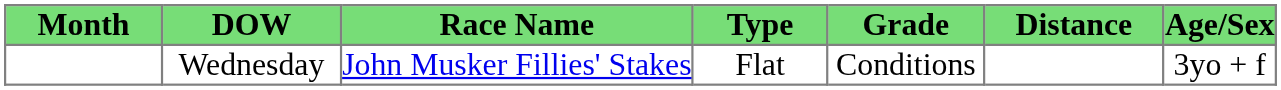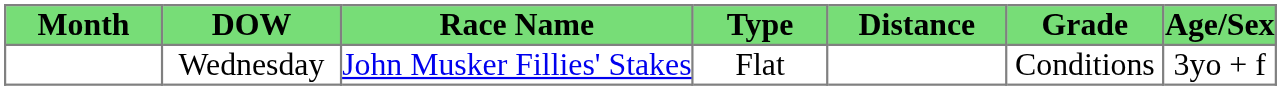columns swapped: (906, 24) <-> (1074, 24)
